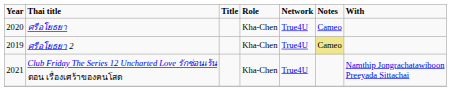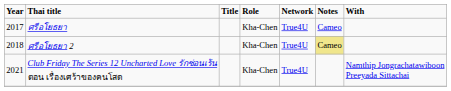(15, 27) 2020 -> (15, 27) 2017
(15, 45) 2019 -> (15, 45) 2018
